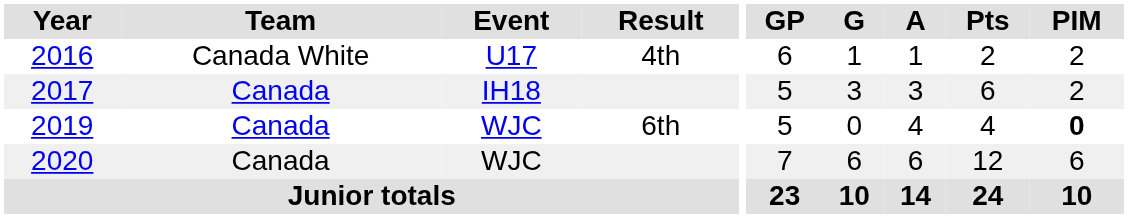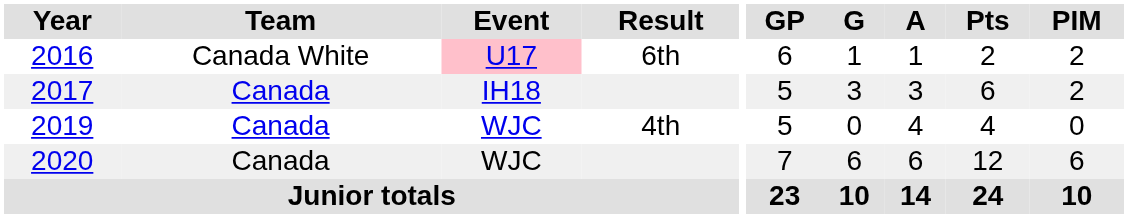(511, 56) no background -> (511, 56) pink background
(661, 56) 4th -> (661, 56) 6th
(661, 126) 6th -> (661, 126) 4th
(1077, 126) bold -> (1077, 126) normal
